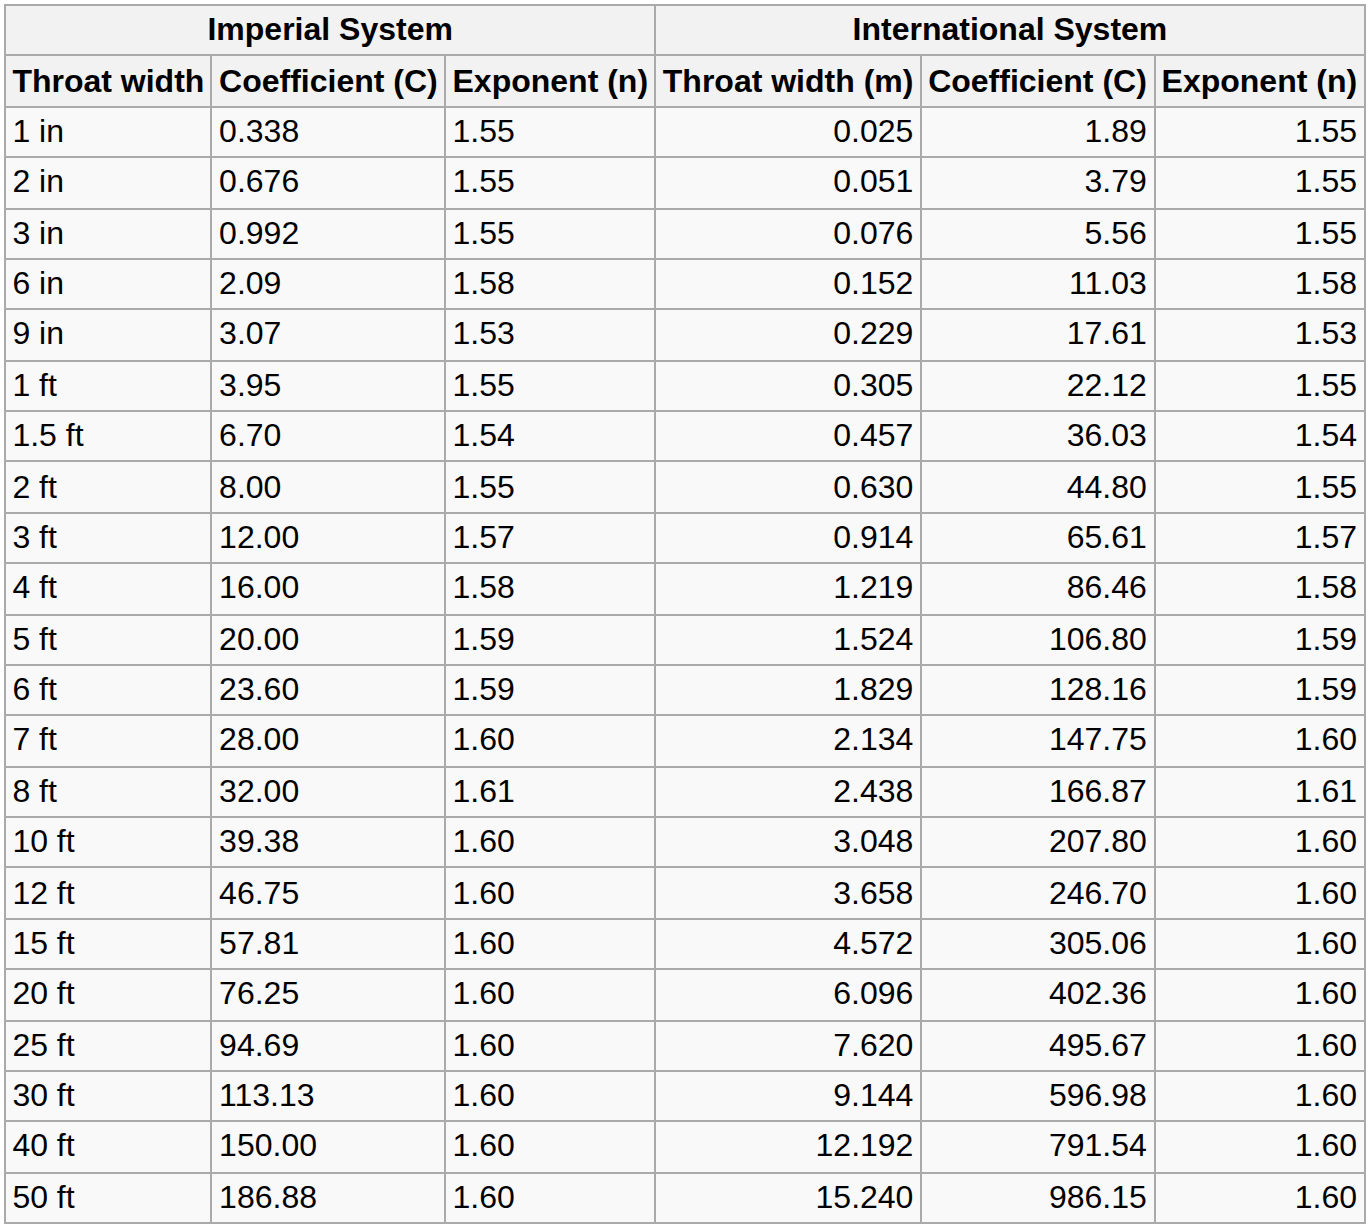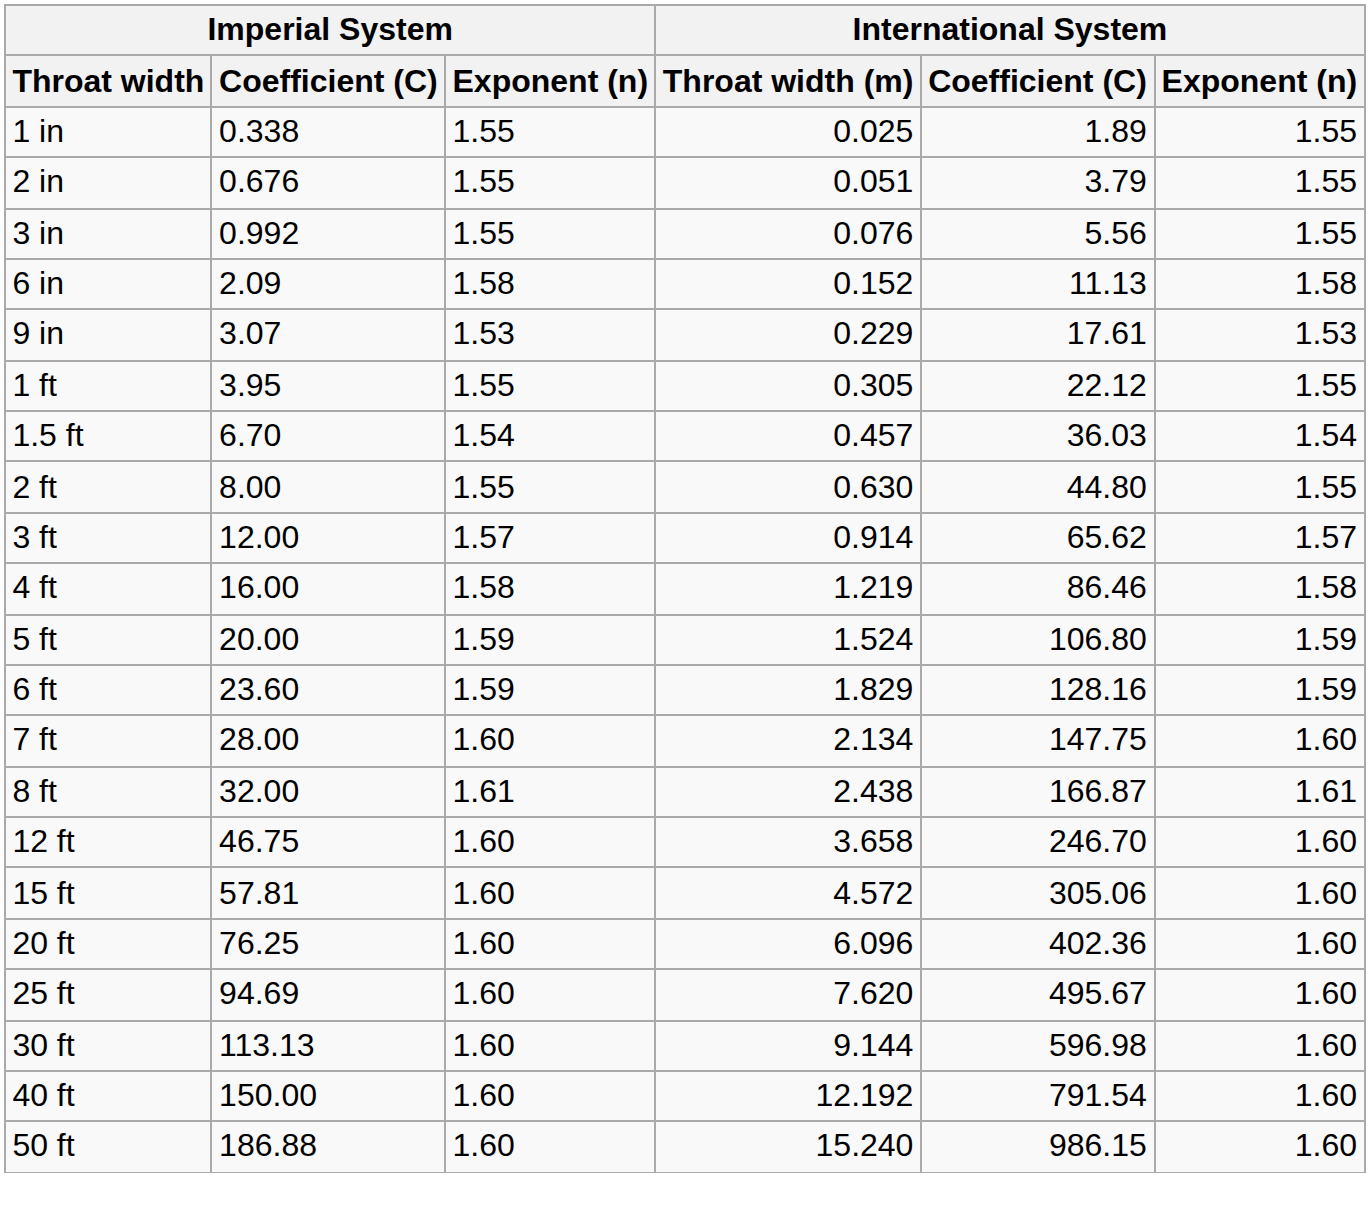(1108, 283) 11.03 -> (1108, 283) 11.13
(1107, 537) 65.61 -> (1107, 537) 65.62
- row: (44, 841)
